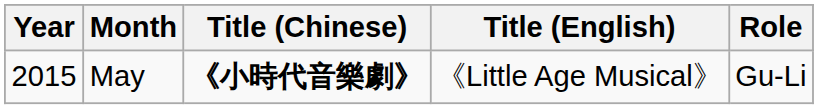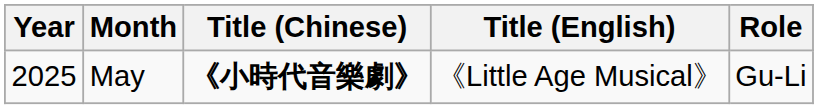(44, 76) 2015 -> (44, 76) 2025
